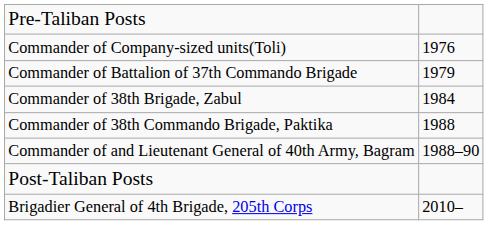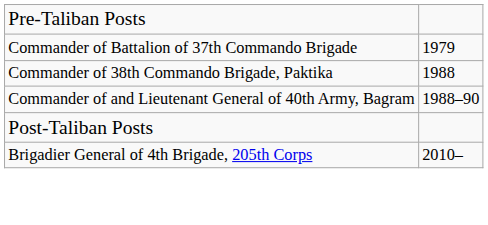- row: (147, 47)
- row: (125, 99)
